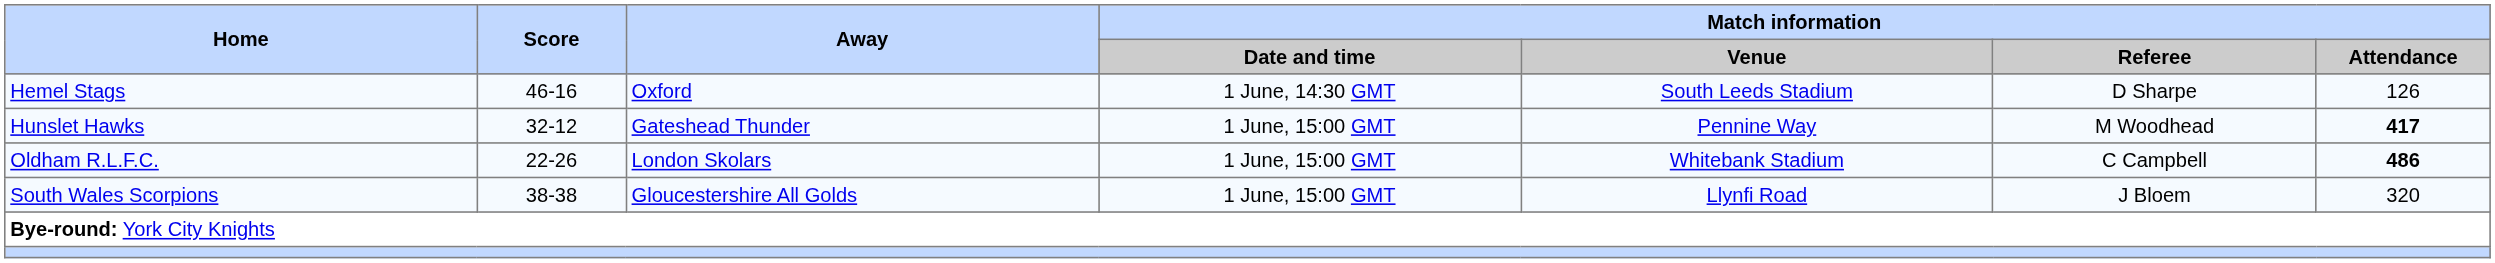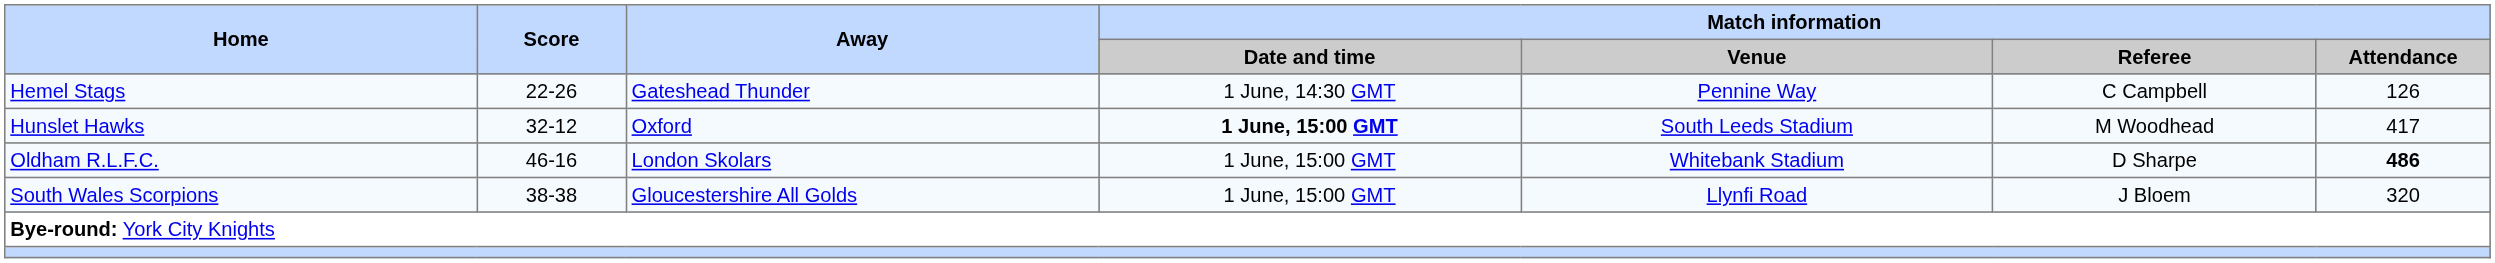(552, 91) 46-16 -> (552, 91) 22-26
(662, 91) Oxford -> (721, 91) Gateshead Thunder
(1757, 91) South Leeds Stadium -> (1757, 91) Pennine Way
(2155, 91) D Sharpe -> (2155, 91) C Campbell
(721, 126) Gateshead Thunder -> (662, 126) Oxford
(1310, 126) normal -> (1310, 126) bold
(1757, 126) Pennine Way -> (1757, 126) South Leeds Stadium
(2403, 126) bold -> (2403, 126) normal
(552, 160) 22-26 -> (552, 160) 46-16
(2155, 160) C Campbell -> (2155, 160) D Sharpe
